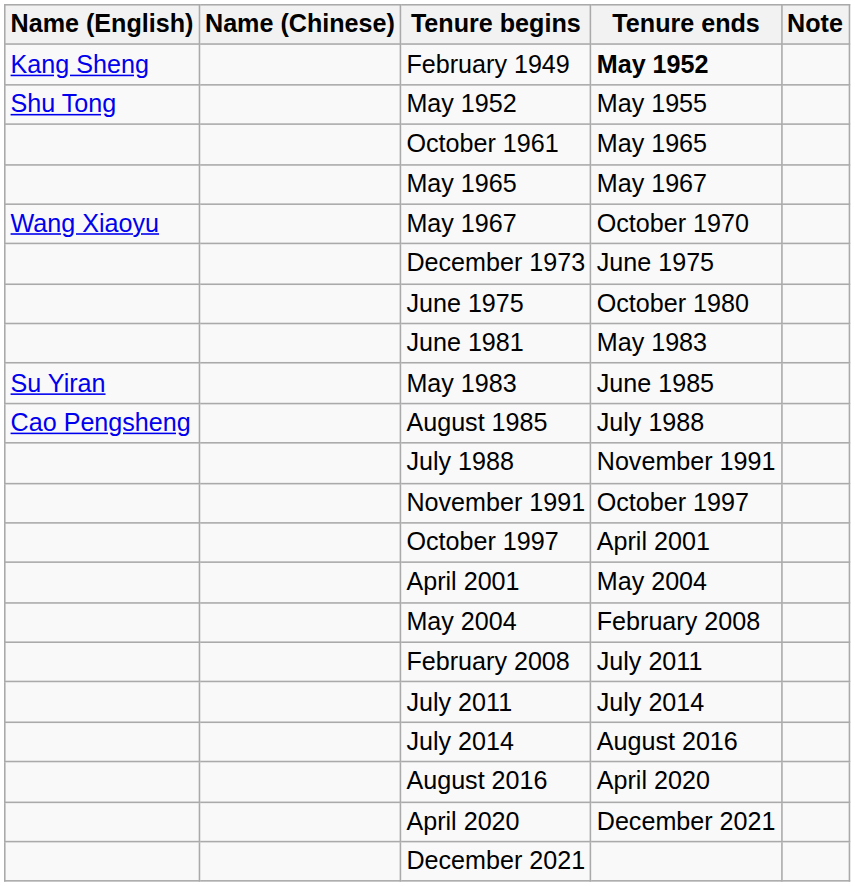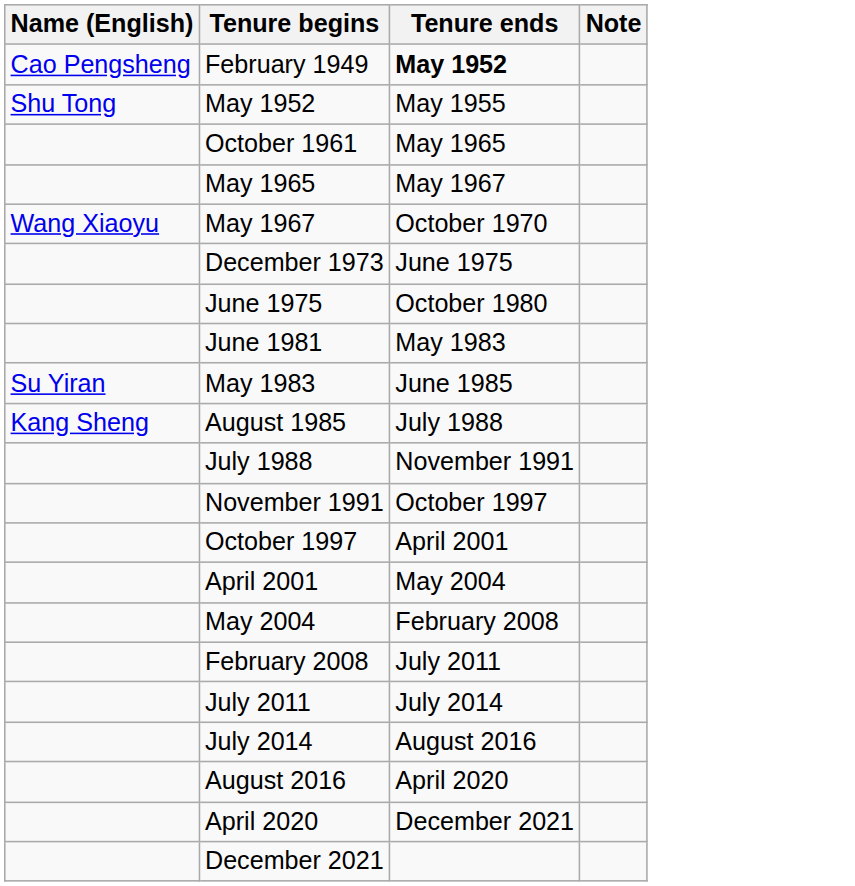- column: (300, 24)
(80, 64) Kang Sheng -> (101, 64) Cao Pengsheng
(101, 422) Cao Pengsheng -> (80, 422) Kang Sheng
